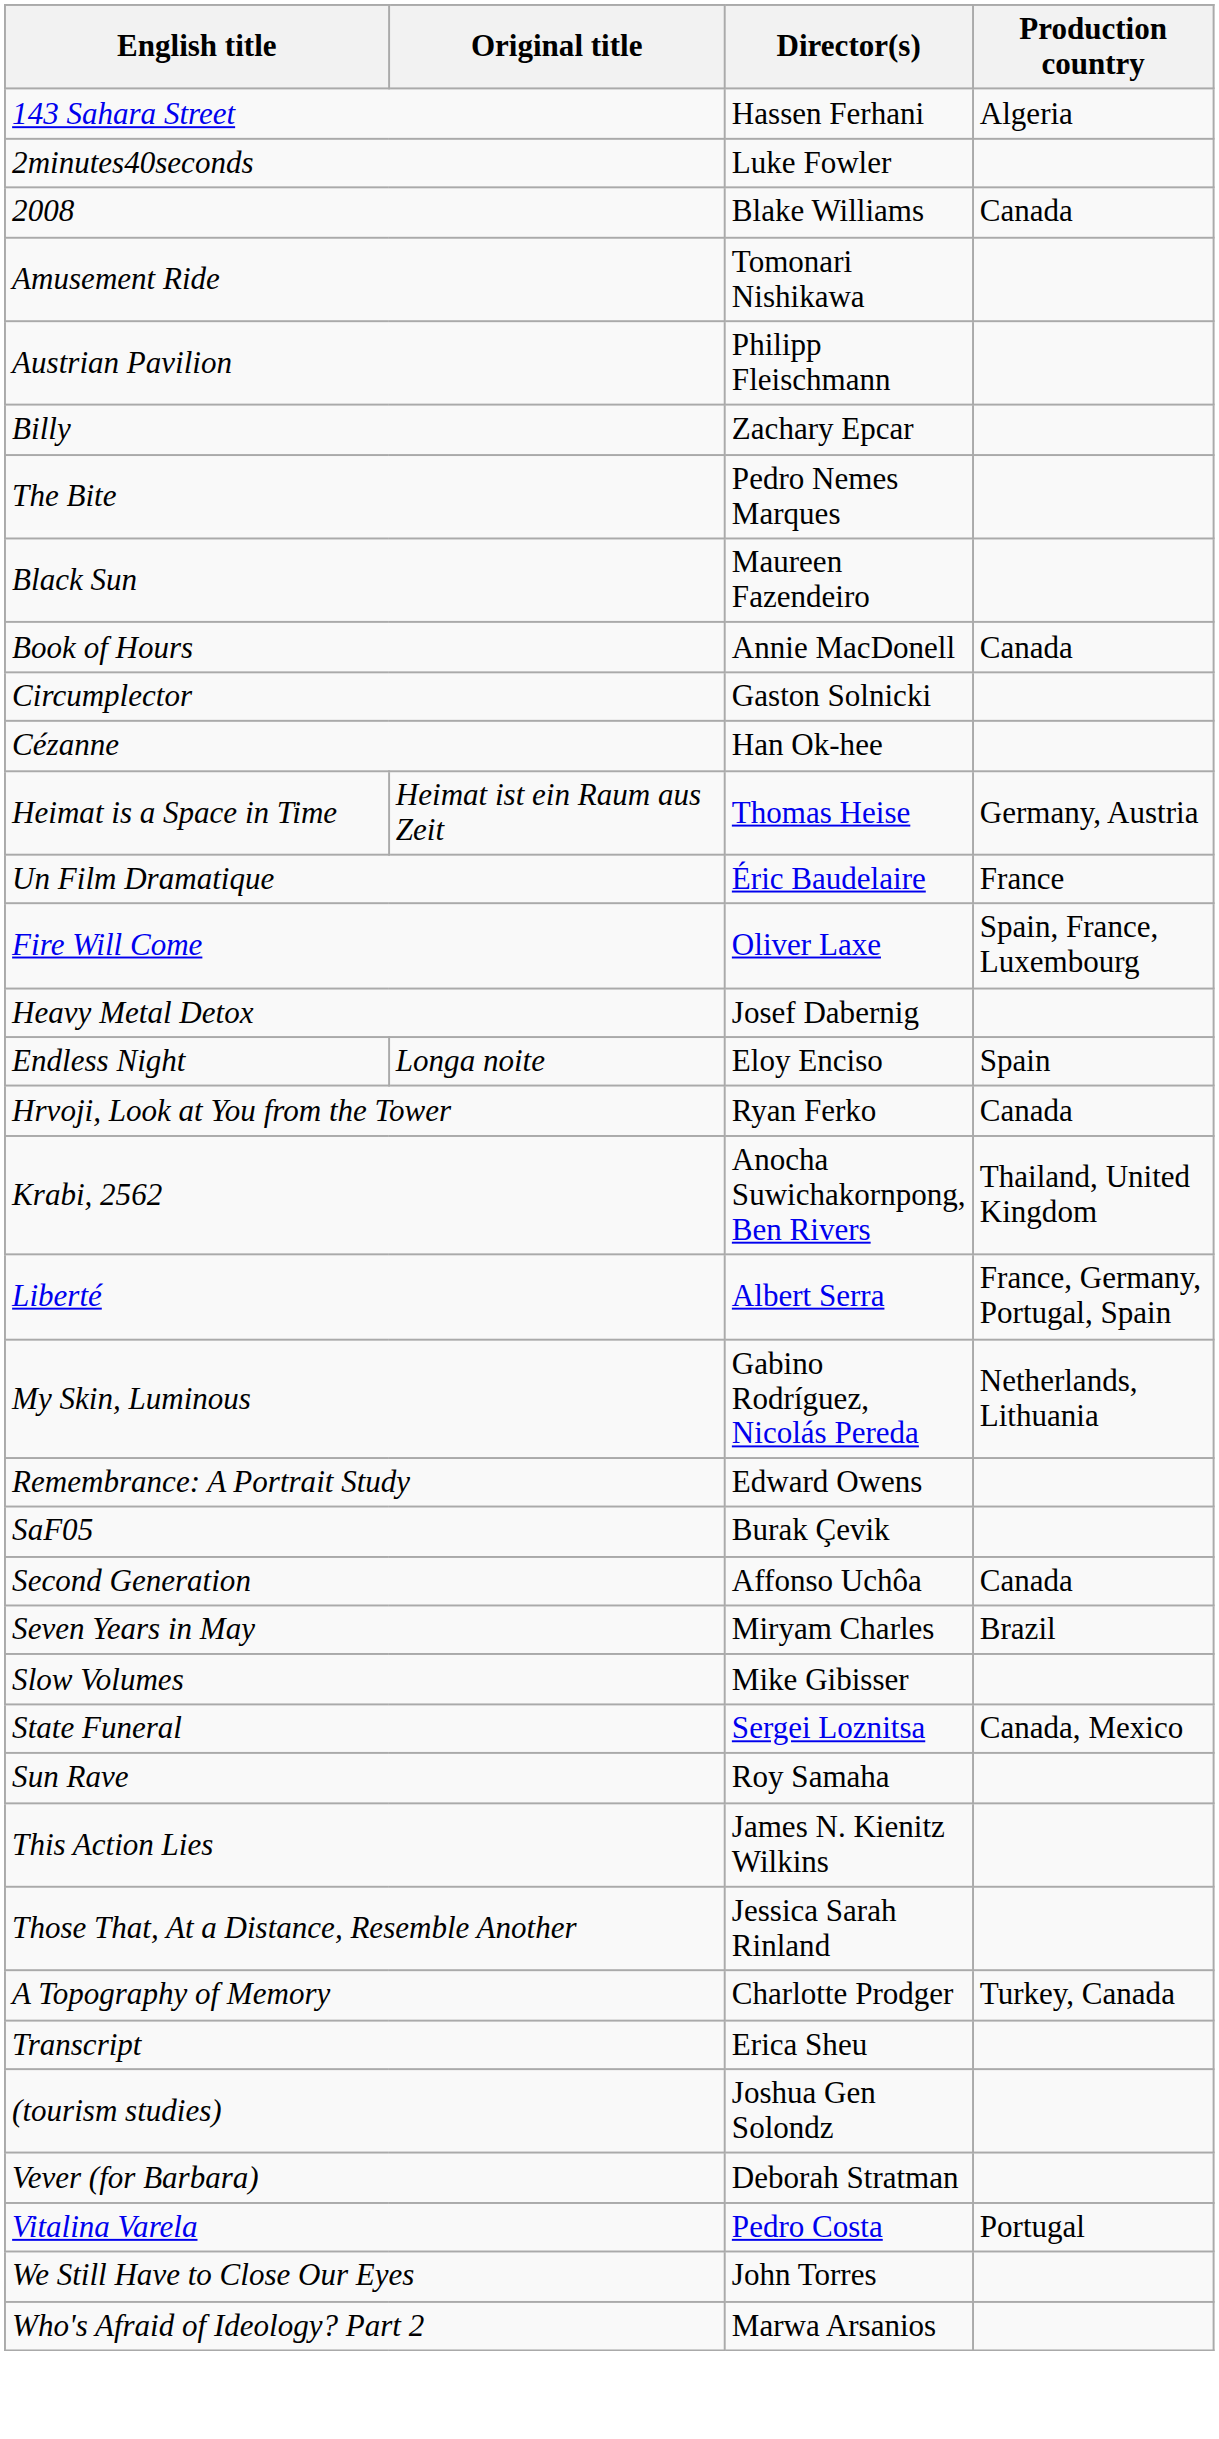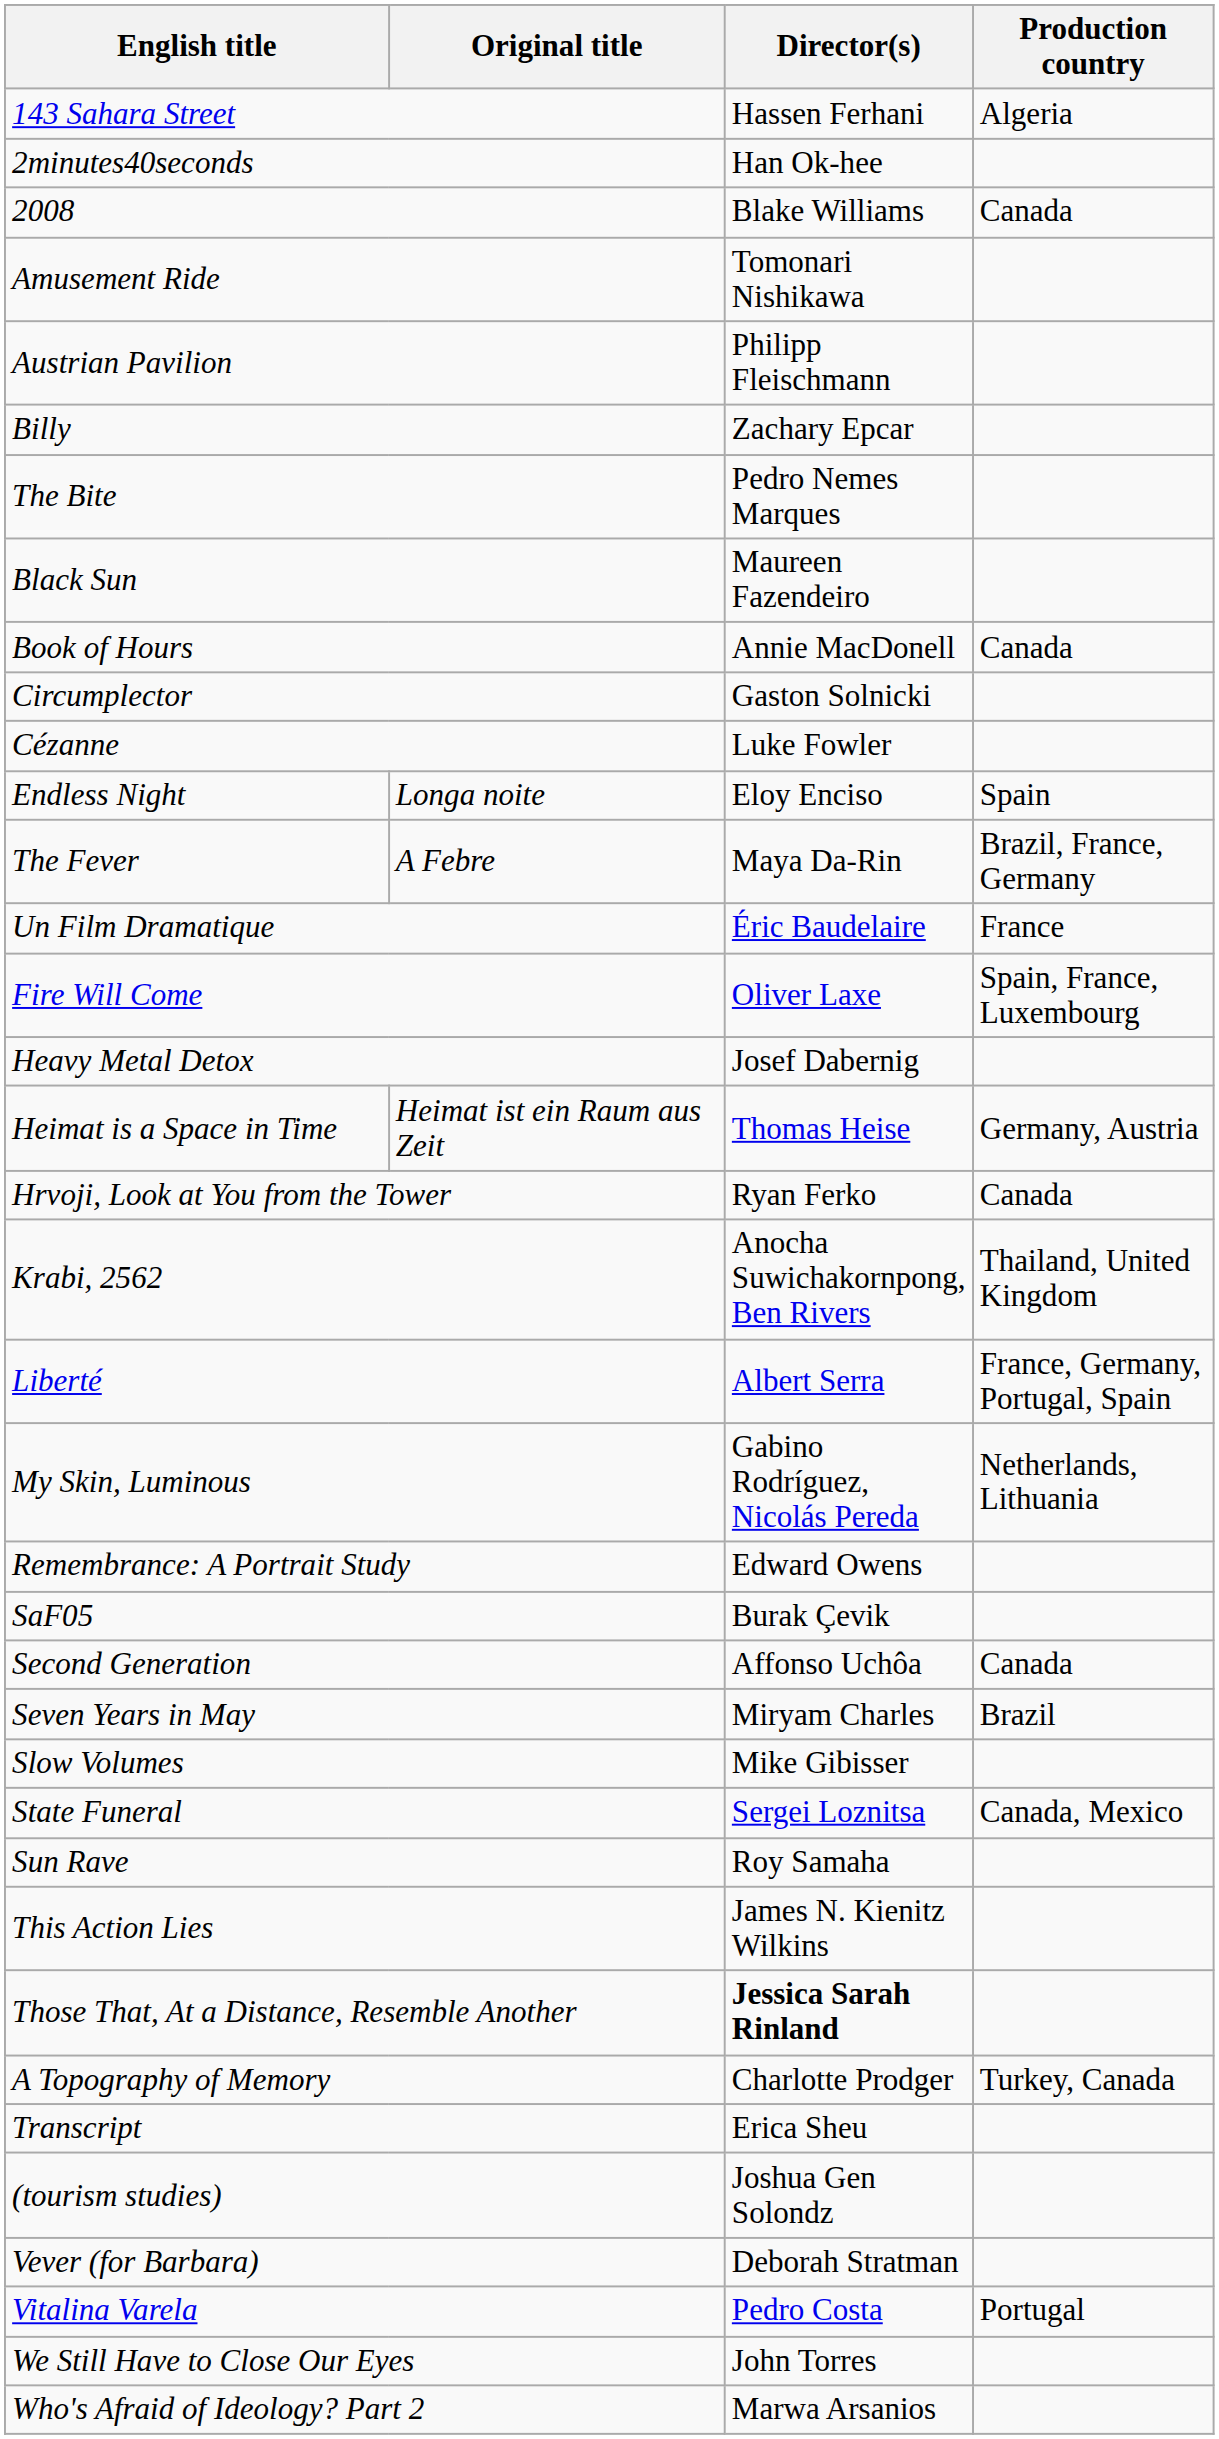(812, 162) Luke Fowler -> (807, 162) Han Ok-hee
(807, 745) Han Ok-hee -> (812, 745) Luke Fowler
rows swapped: (99, 1061) <-> (175, 811)
+ row: (75, 861)
(814, 1928) normal -> (821, 2012) bold
